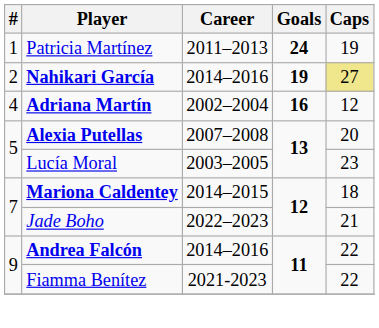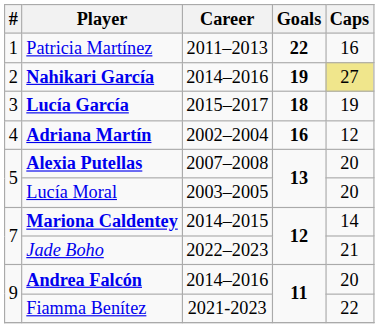(299, 47) 24 -> (299, 47) 22
(349, 47) 19 -> (349, 47) 16
+ row: (78, 105)
(349, 163) 23 -> (349, 192) 20
(349, 192) 18 -> (349, 221) 14
(349, 250) 22 -> (349, 279) 20
